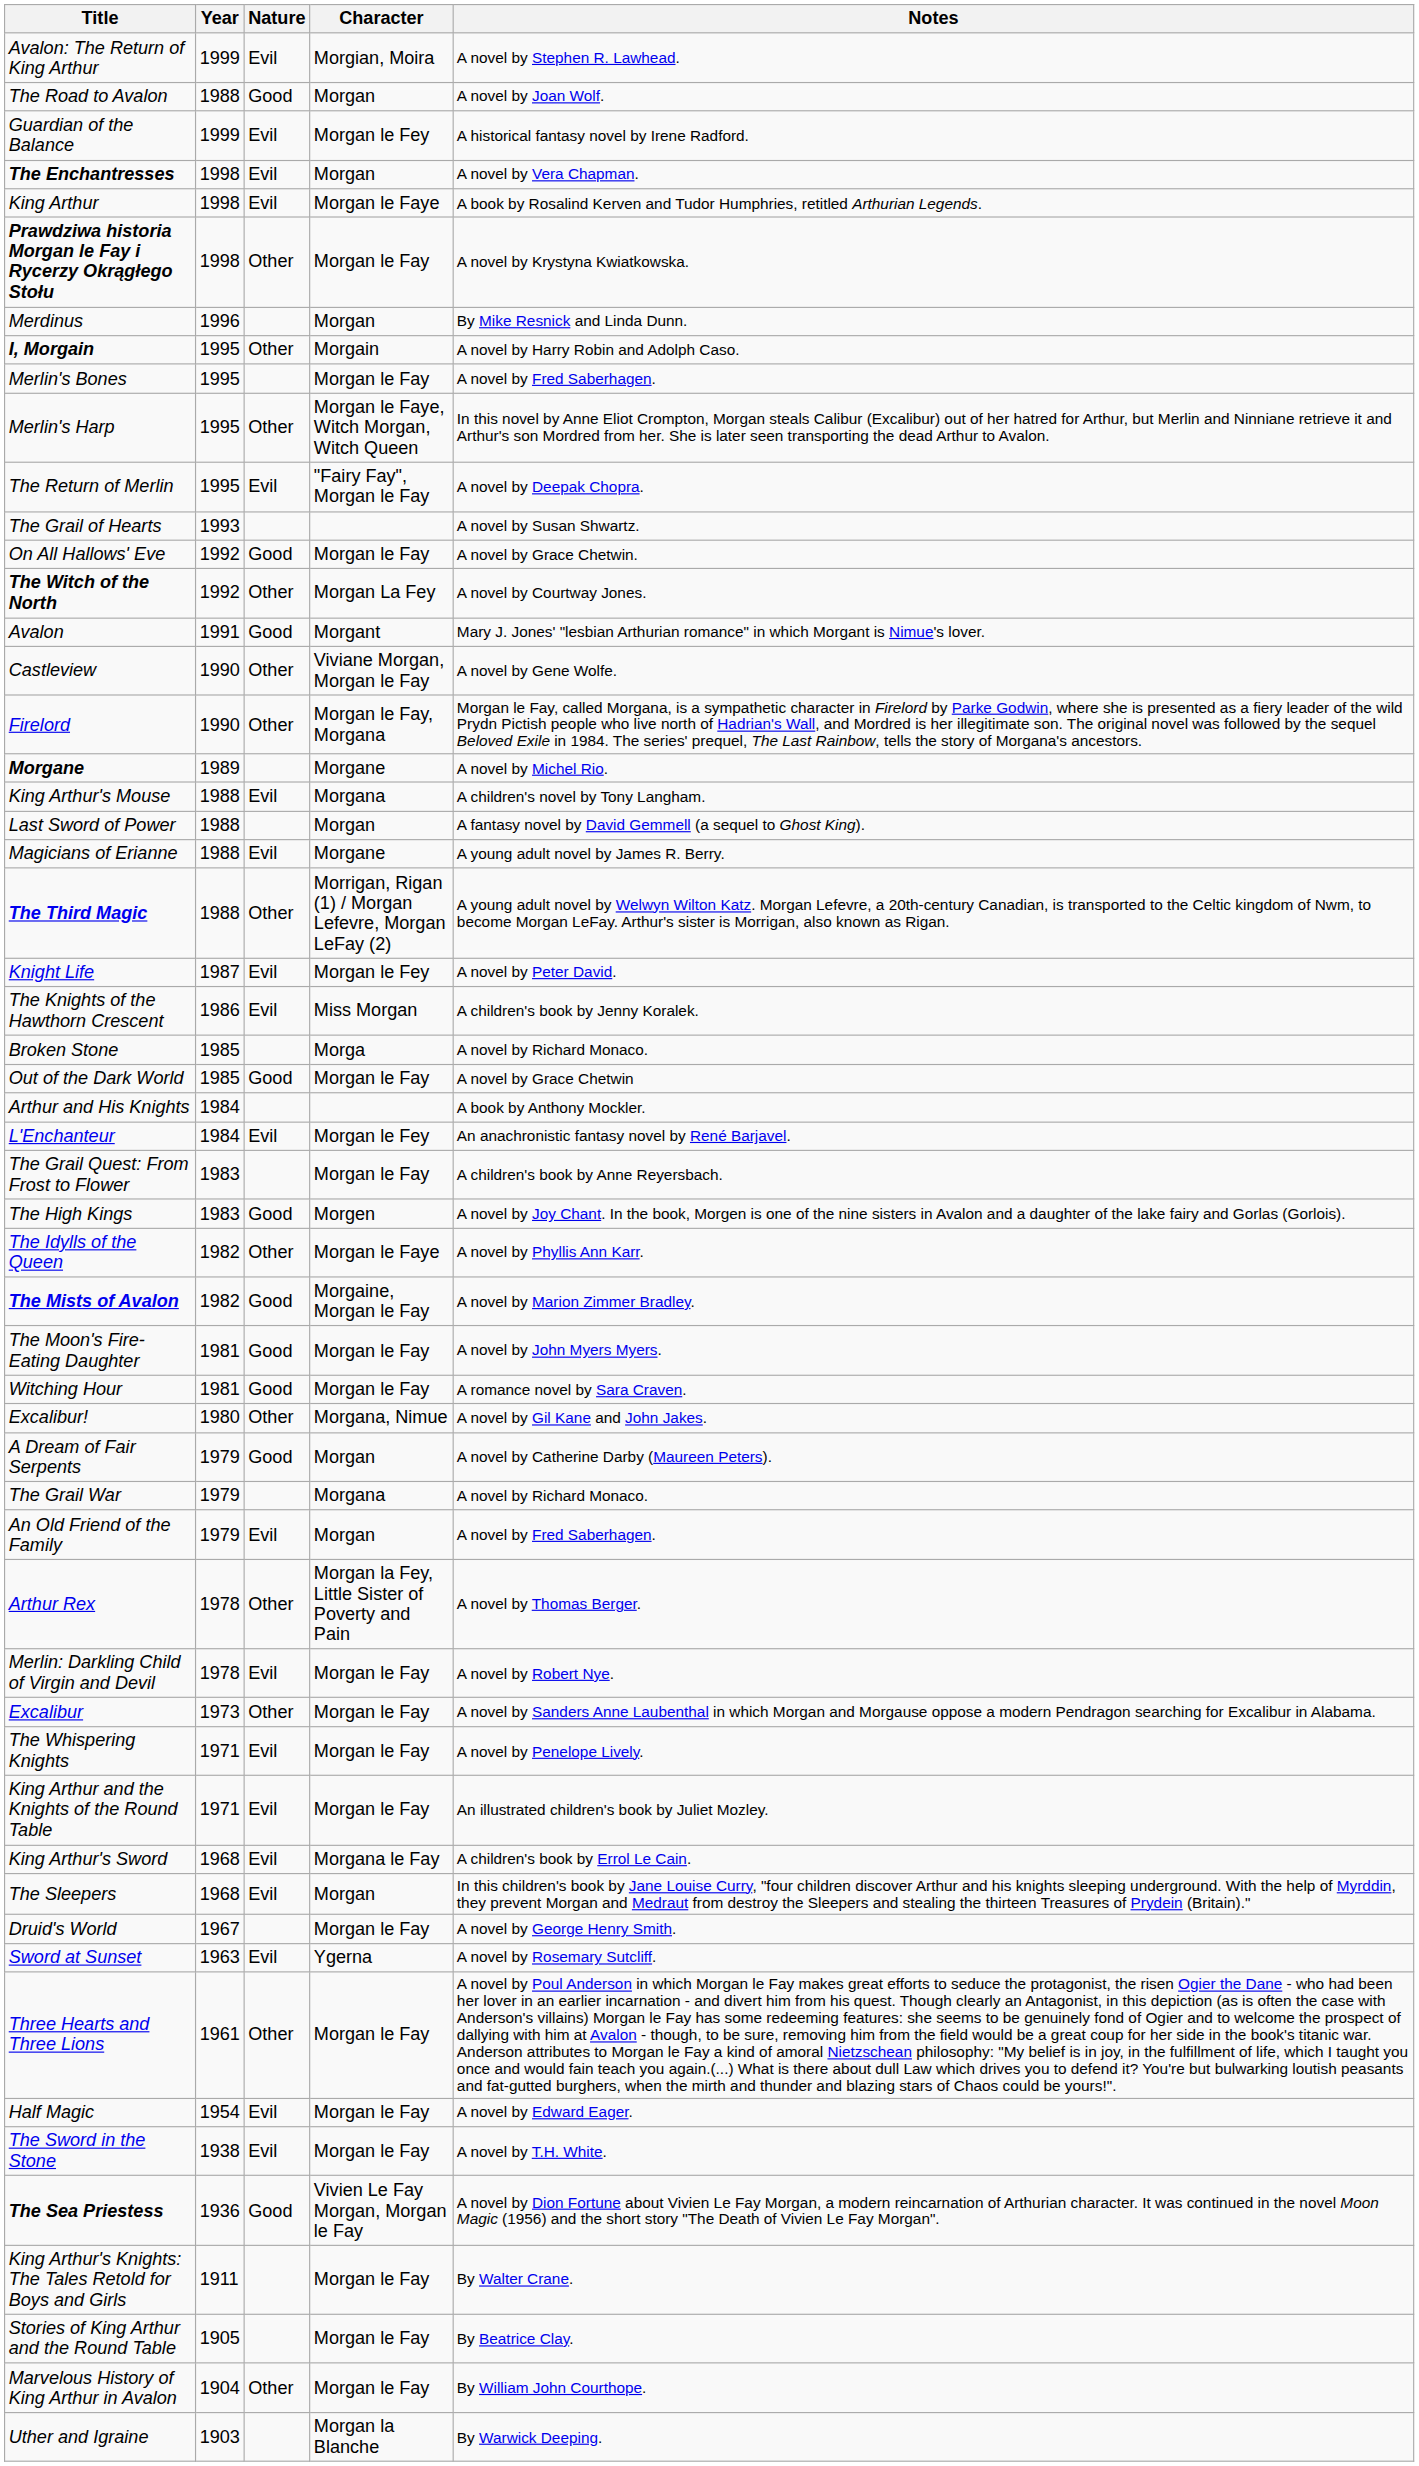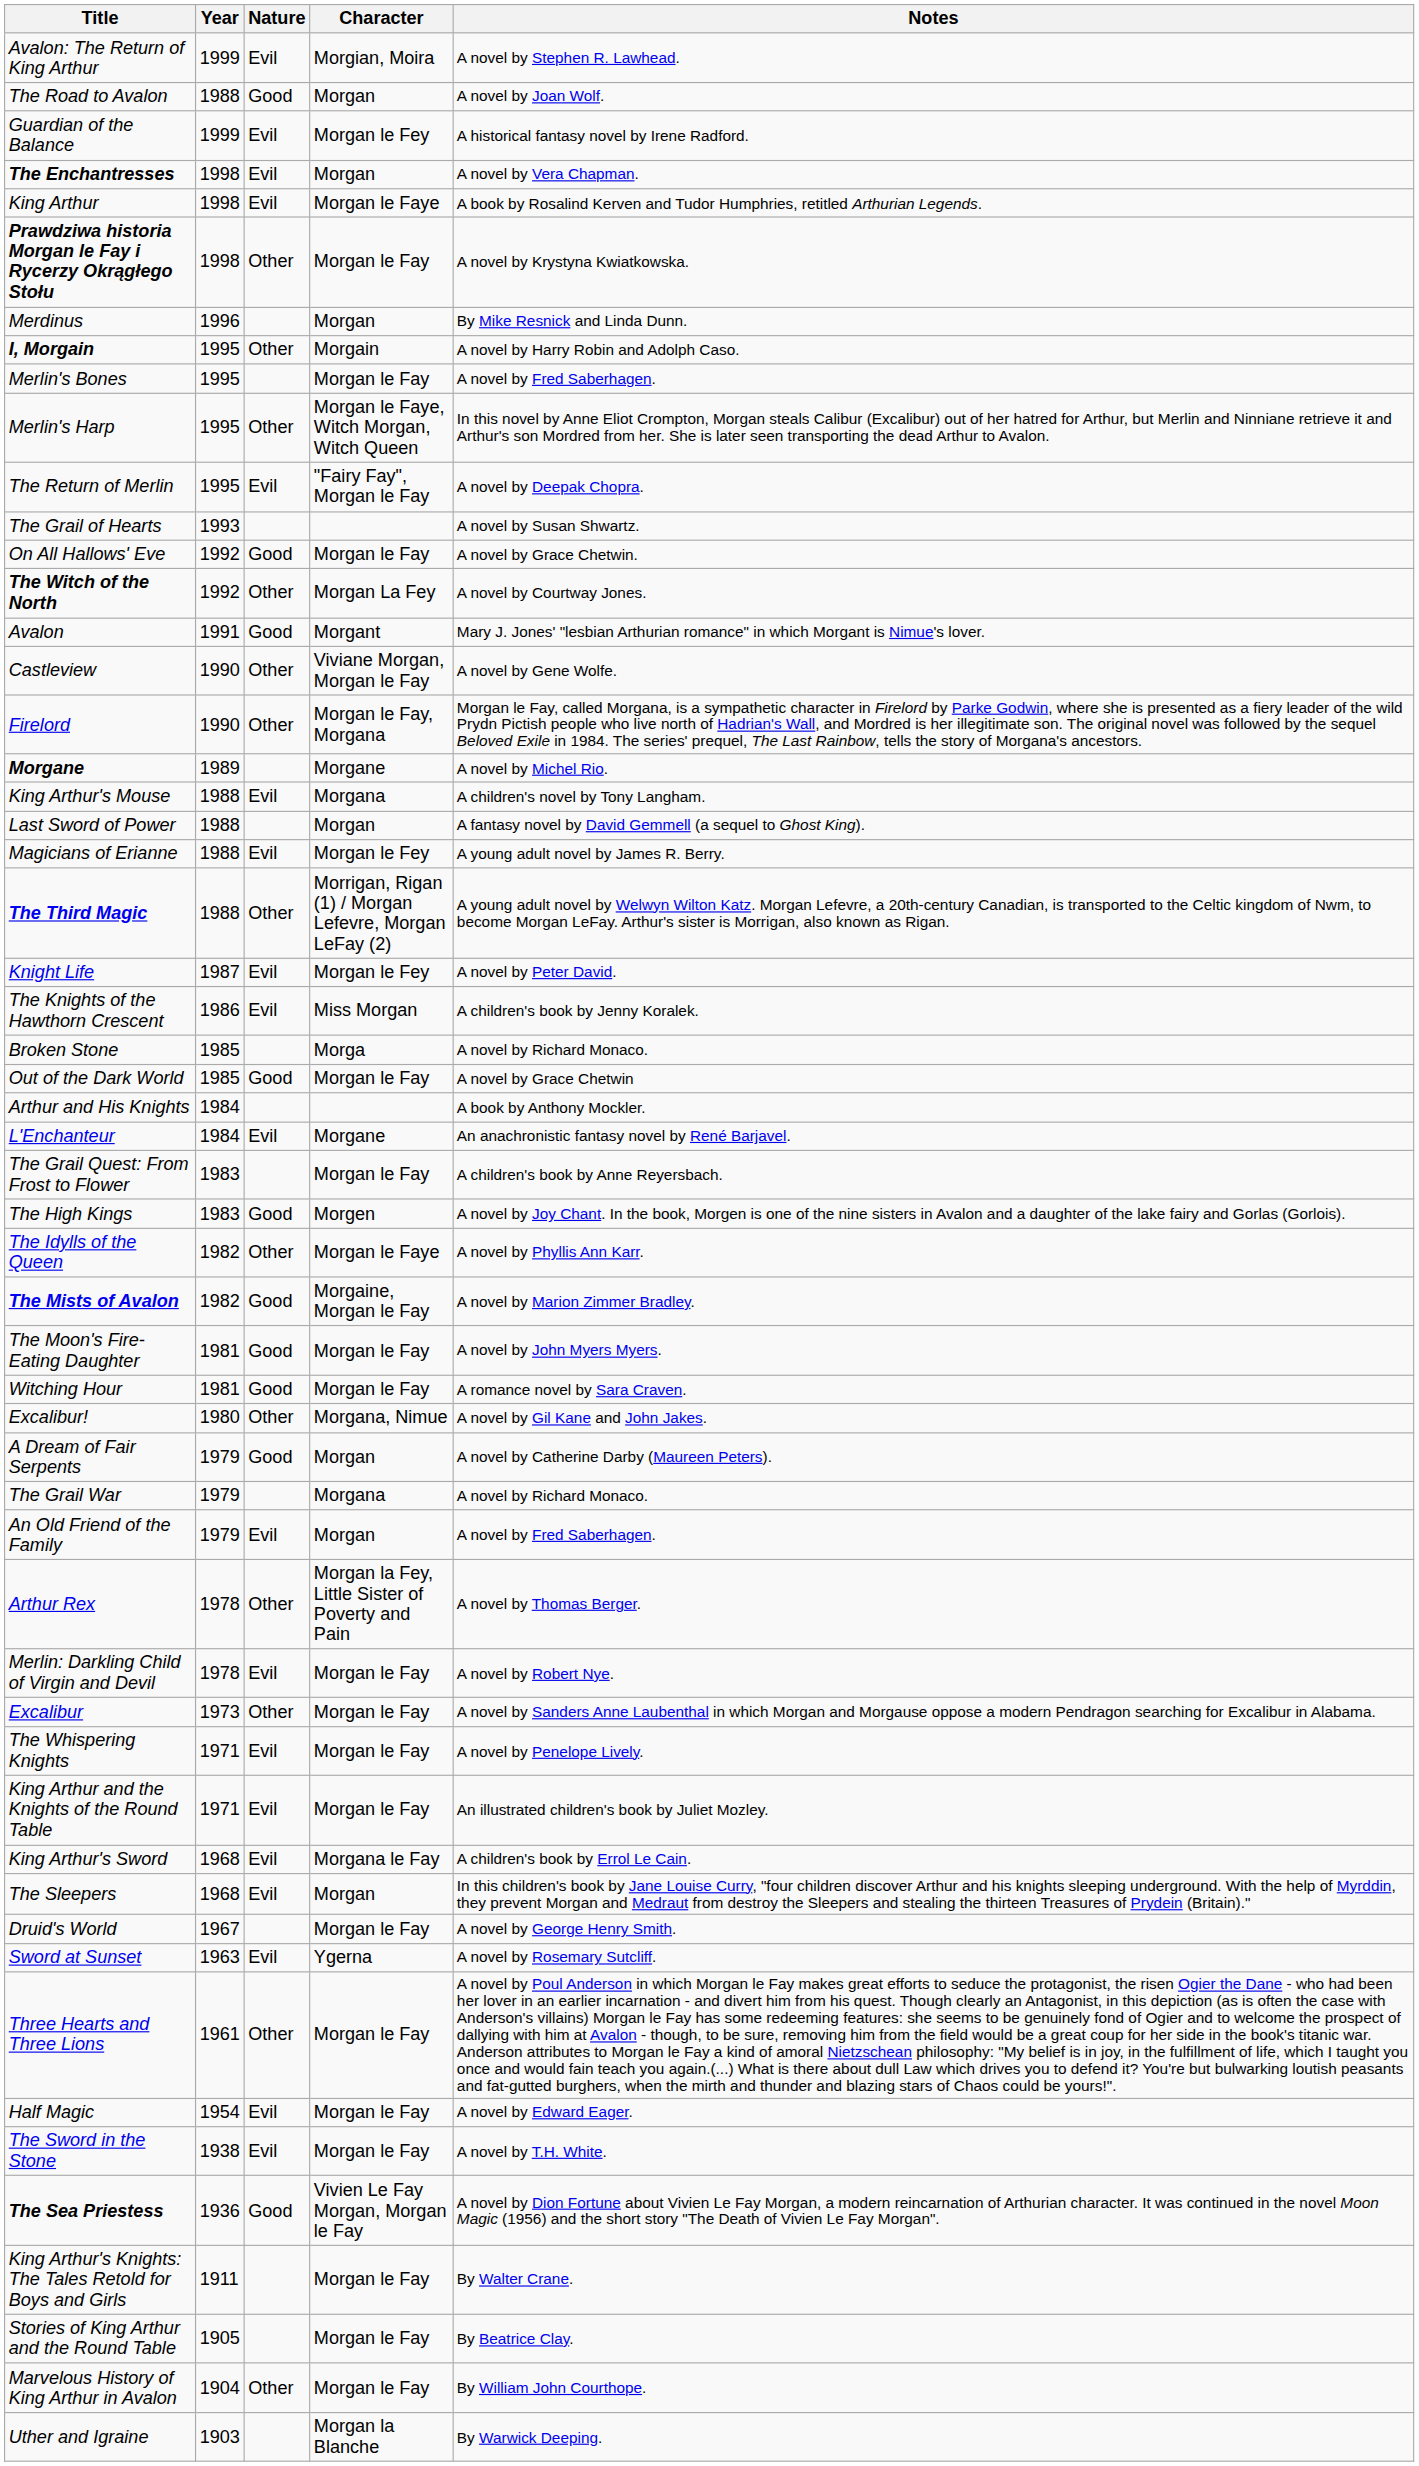(350, 853) Morgane -> (372, 853) Morgan le Fey
(372, 1135) Morgan le Fey -> (350, 1135) Morgane
